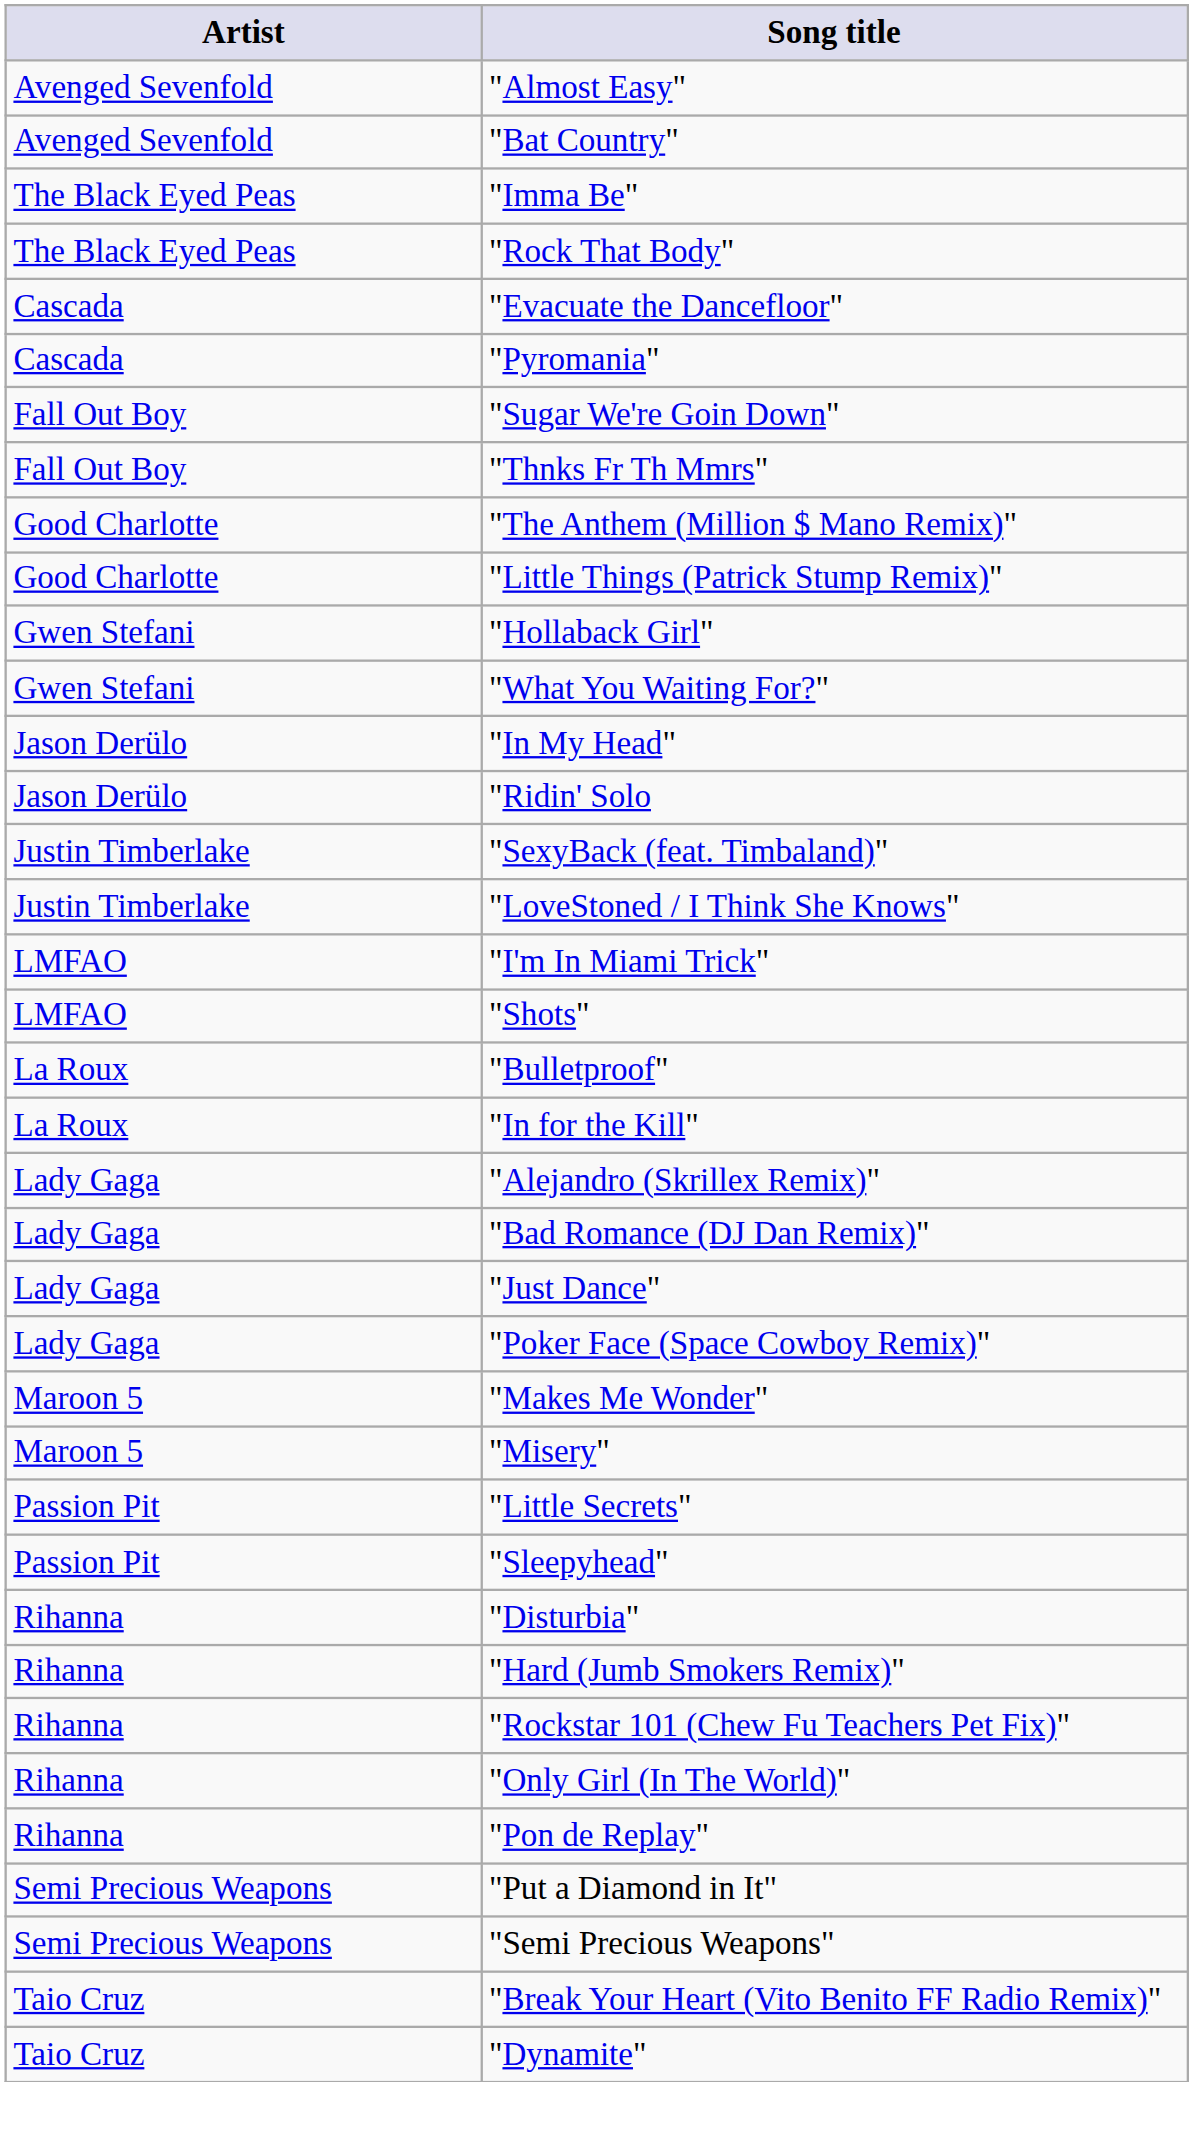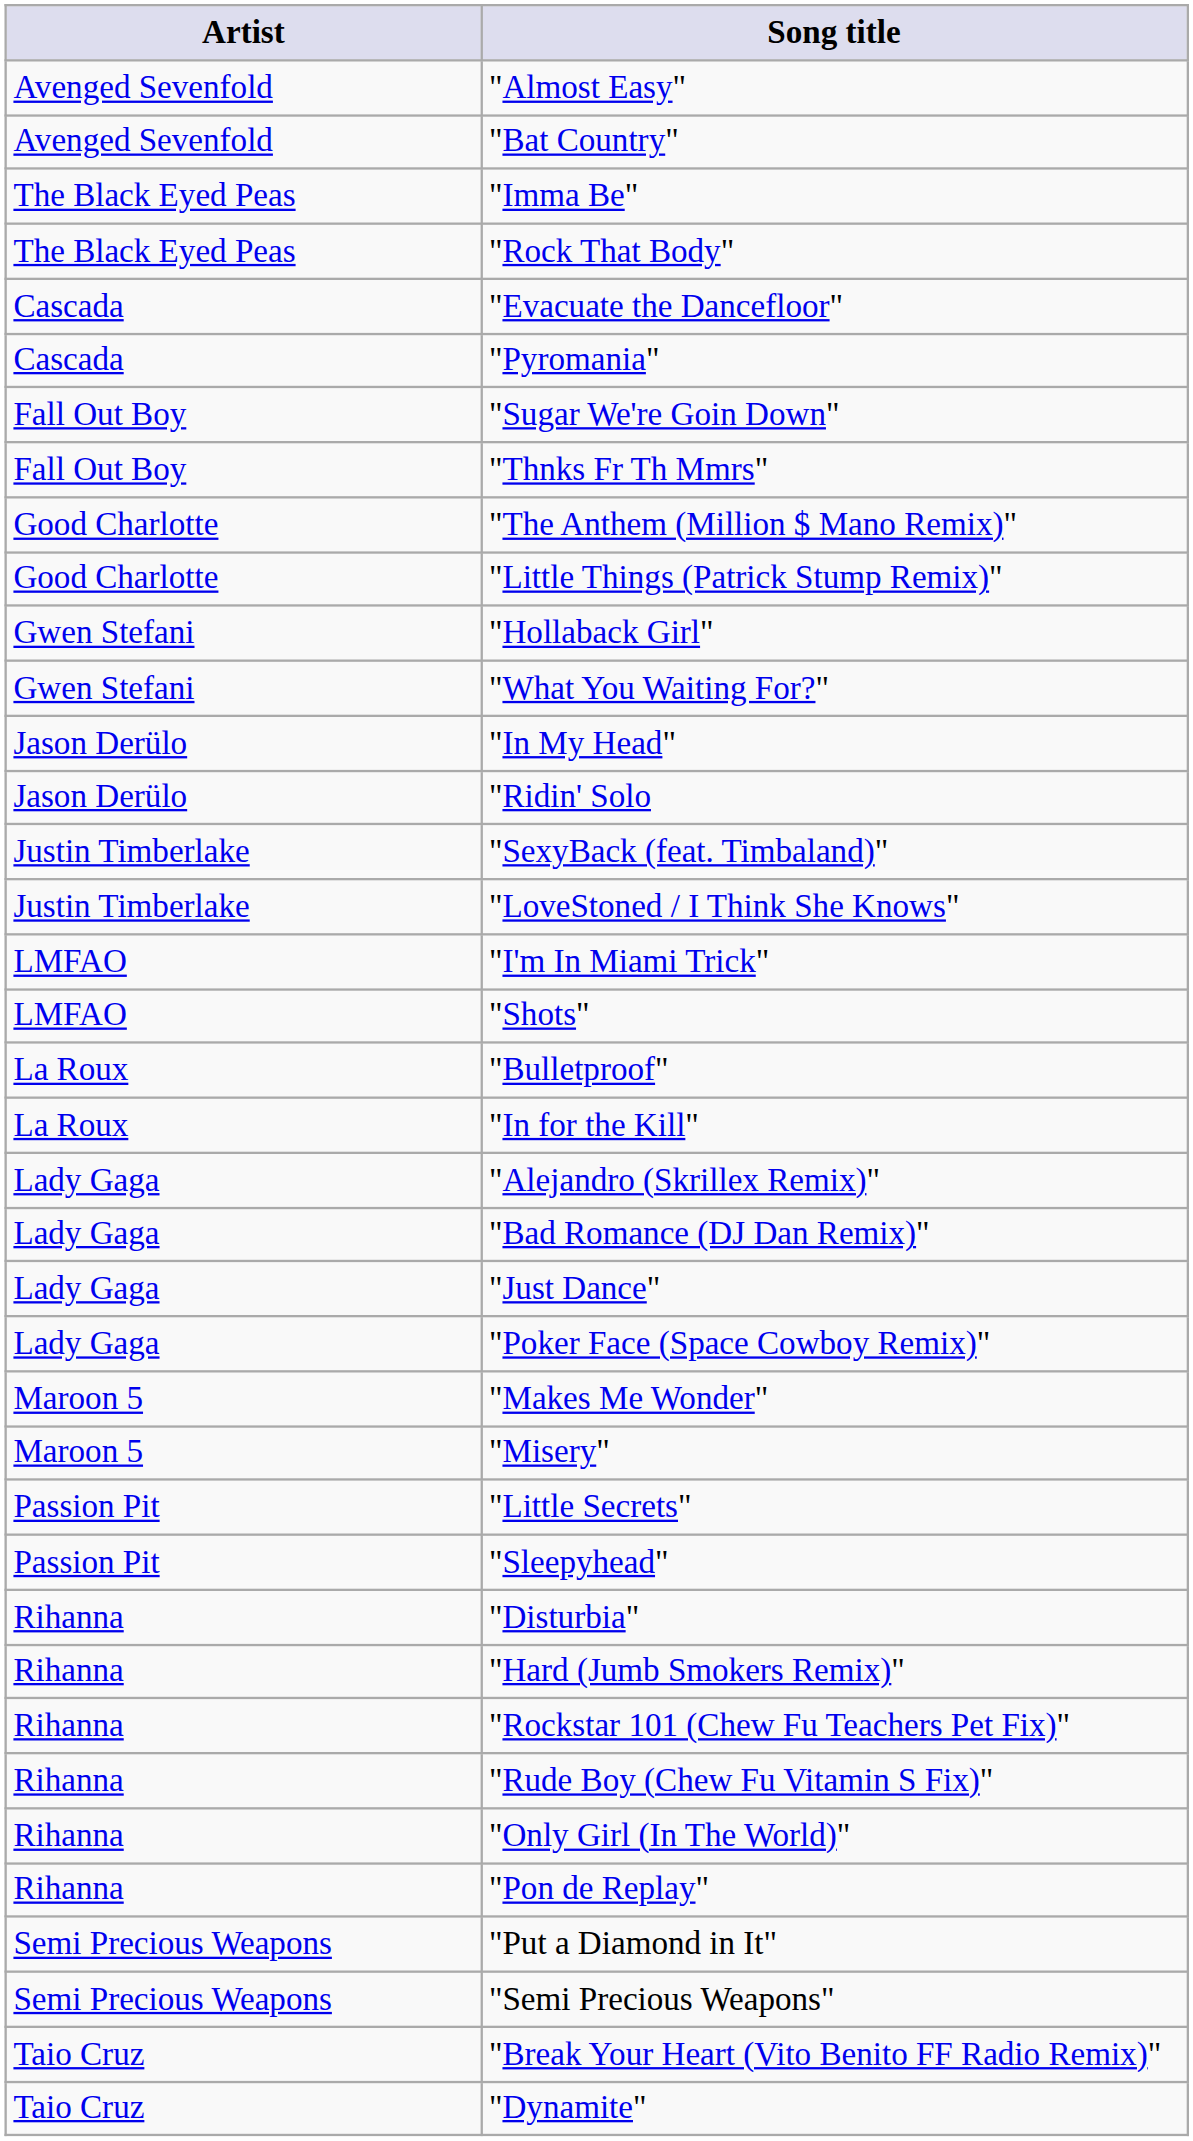+ row: (741, 1779)
